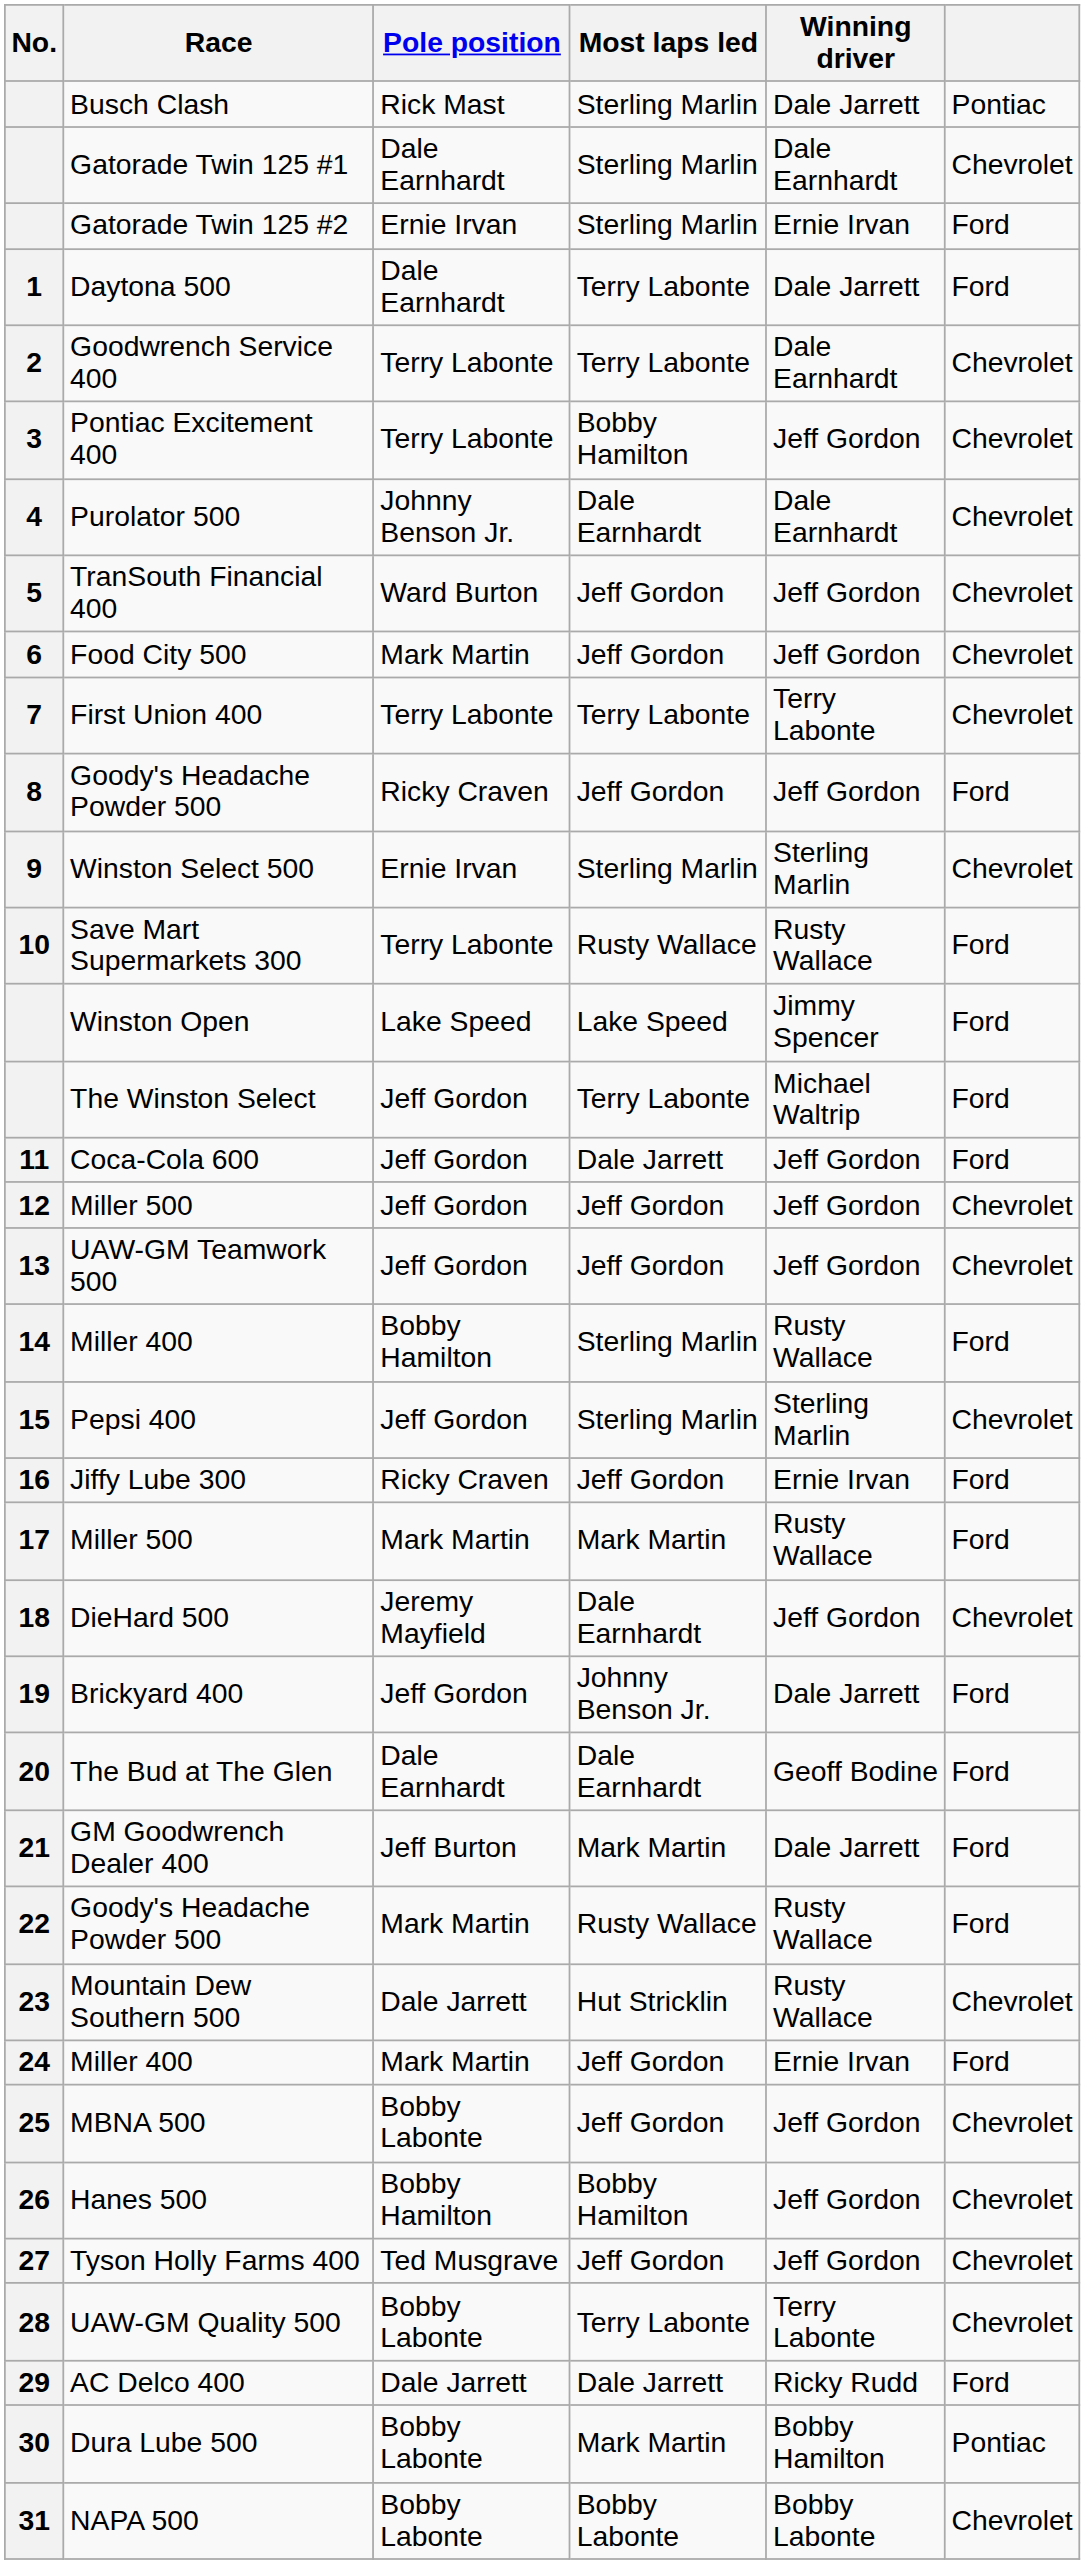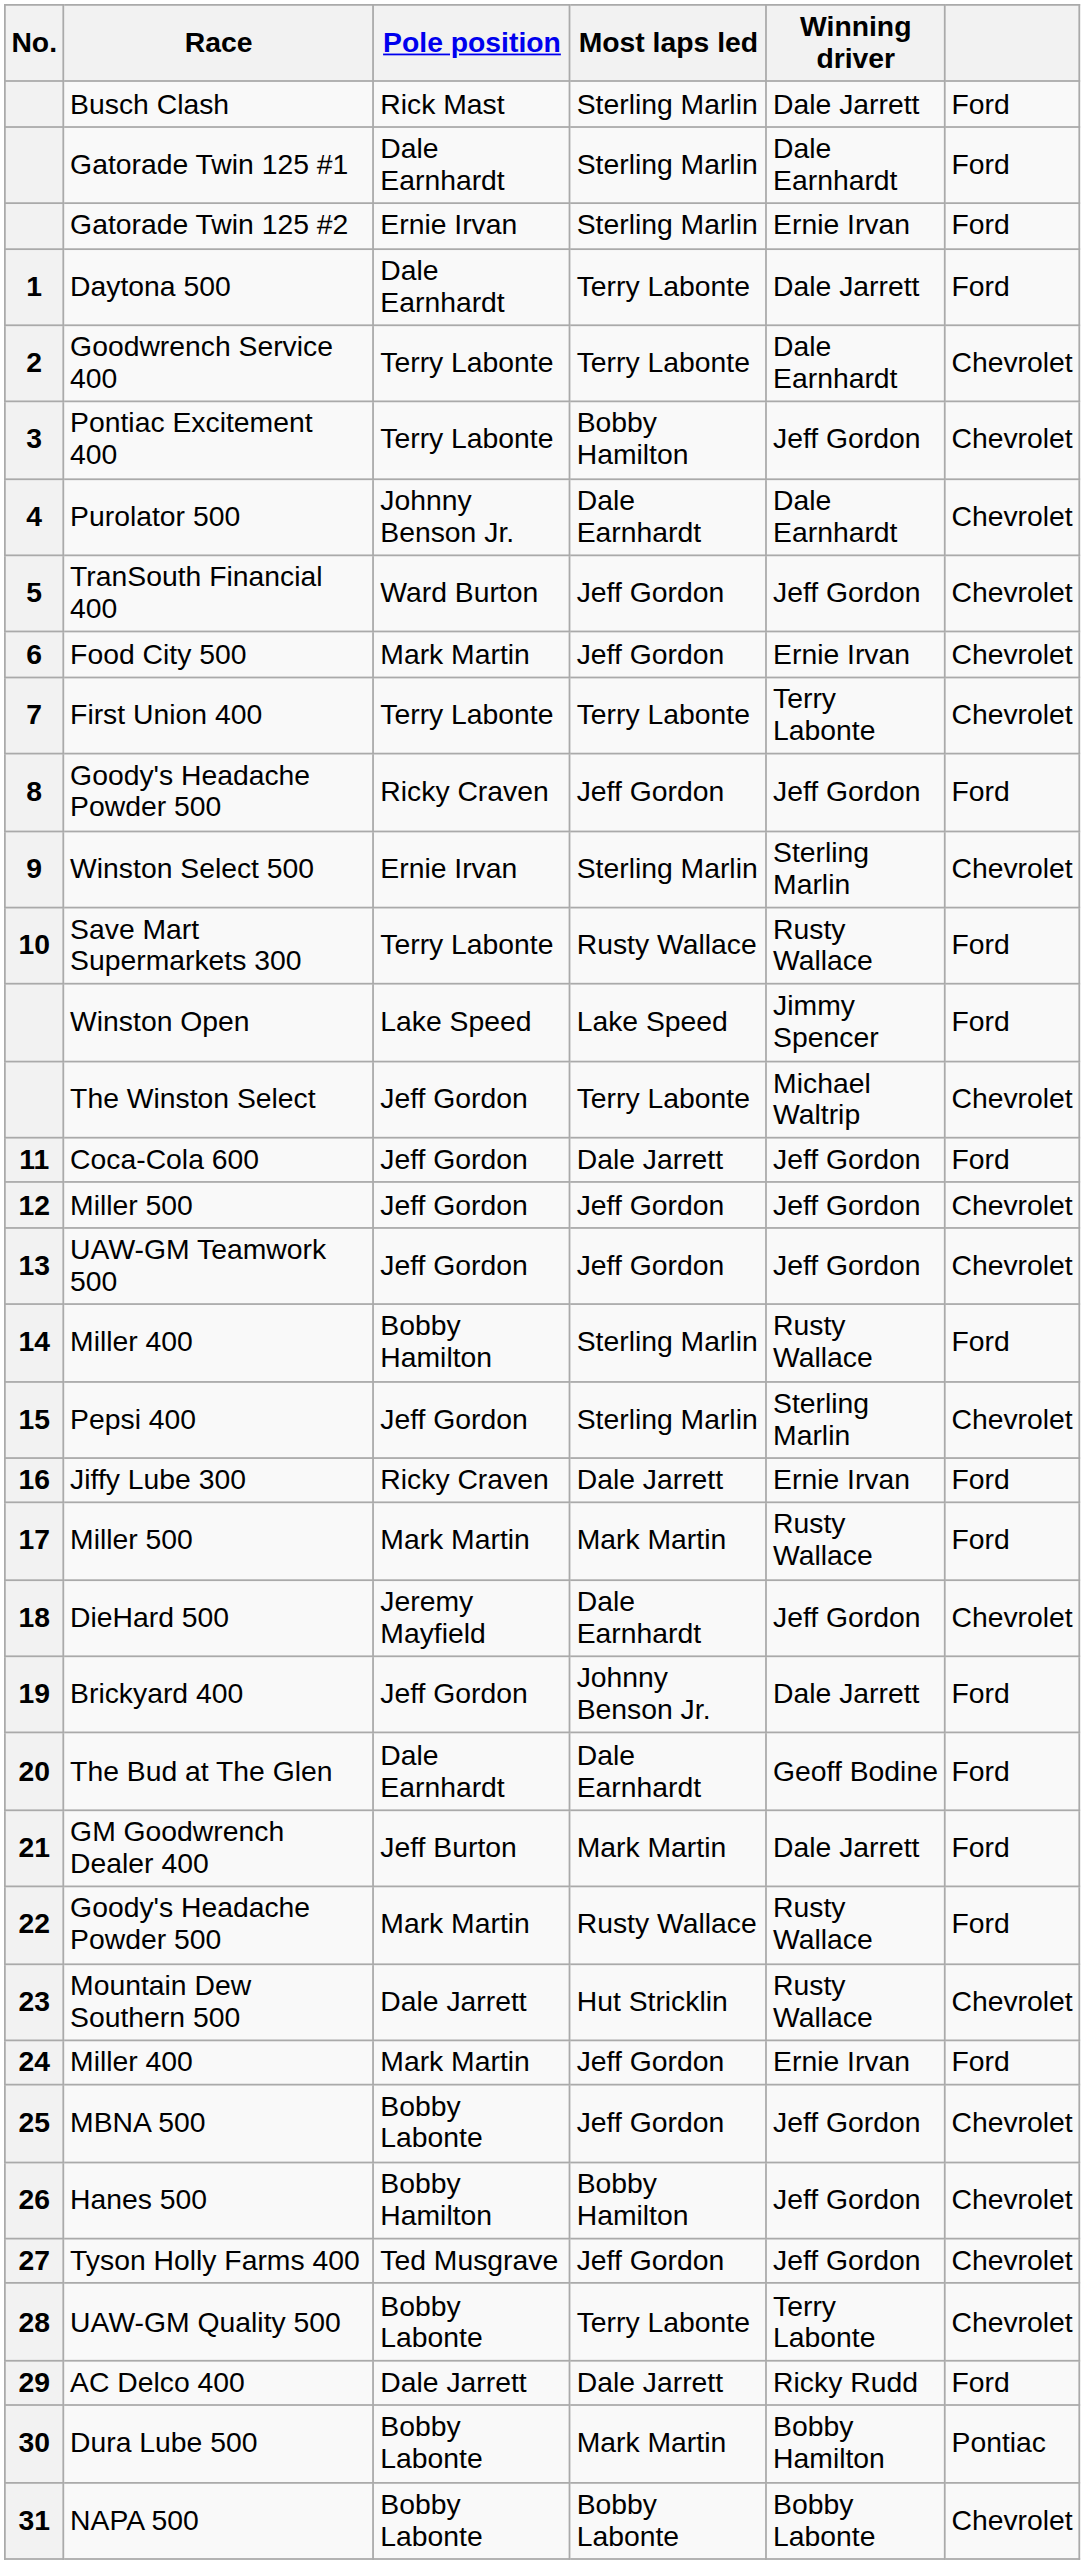(999, 103) Pontiac -> (981, 103) Ford
(1012, 164) Chevrolet -> (981, 164) Ford
(847, 654) Jeff Gordon -> (842, 654) Ernie Irvan
(981, 1098) Ford -> (1012, 1098) Chevrolet
(650, 1479) Jeff Gordon -> (650, 1479) Dale Jarrett
